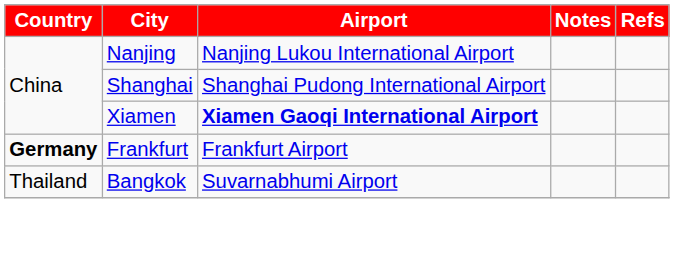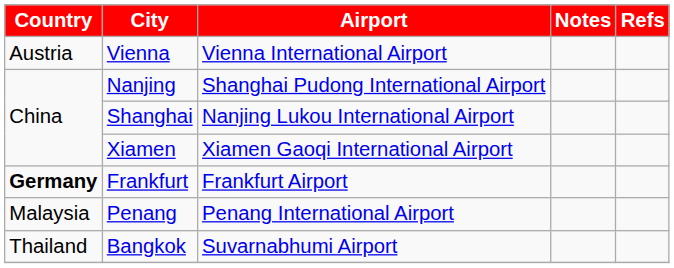+ row: (138, 52)
(358, 52) Nanjing Lukou International Airport -> (374, 85) Shanghai Pudong International Airport
(374, 85) Shanghai Pudong International Airport -> (358, 117) Nanjing Lukou International Airport
(370, 117) bold -> (357, 149) normal
+ row: (142, 213)
